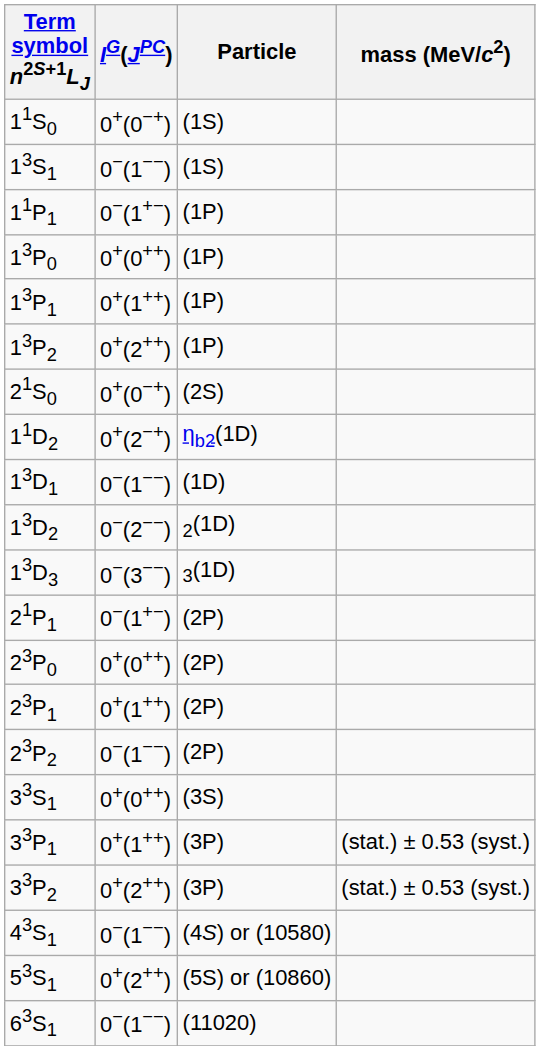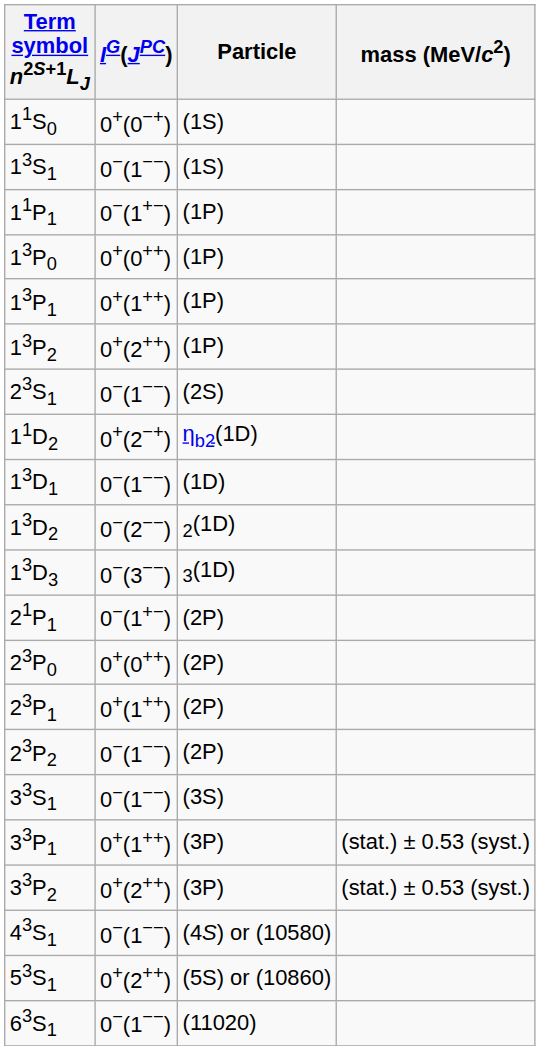- row: (33, 392)
+ row: (33, 392)
(135, 797) 0+(0++) -> (135, 797) 0−(1−−)
